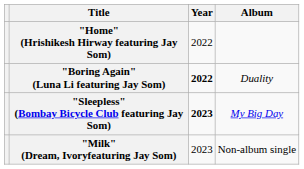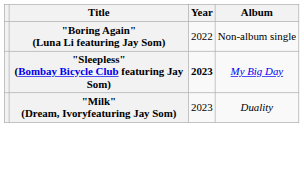- row: (99, 42)
(202, 78) bold -> (202, 36) normal
(257, 78) Duality -> (257, 36) Non-album single
(257, 149) Non-album single -> (257, 107) Duality
